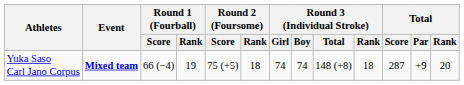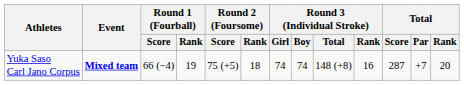(368, 65) 18 -> (368, 65) 16
(421, 65) +9 -> (421, 65) +7
